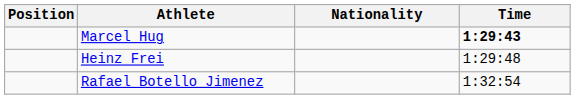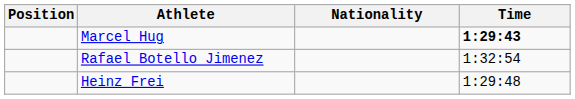rows swapped: (122, 61) <-> (172, 83)
